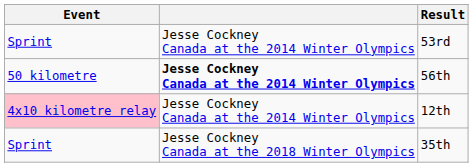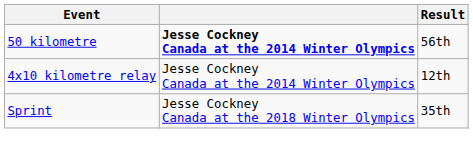- row: (436, 42)
(82, 111) pink background -> (82, 76) no background
